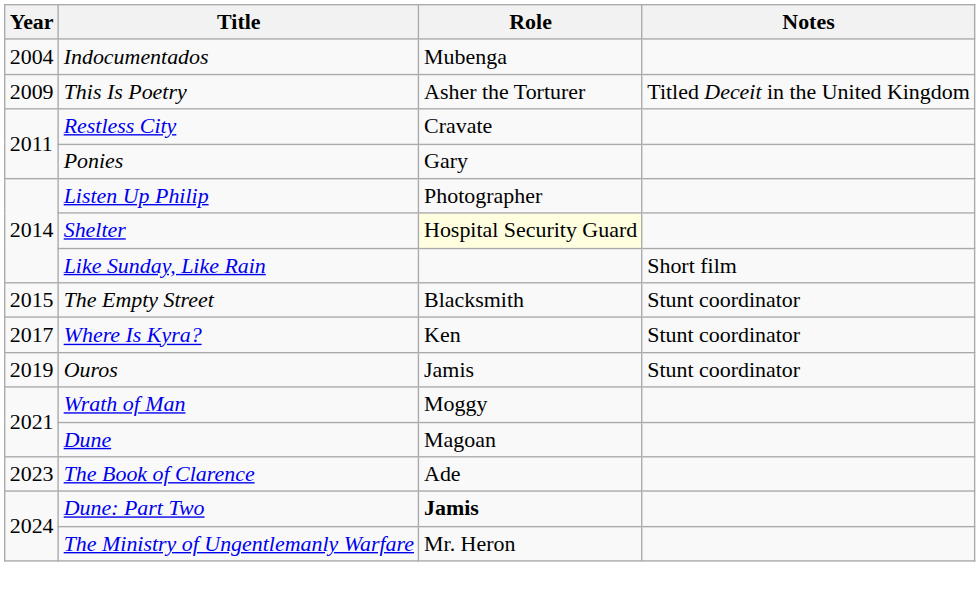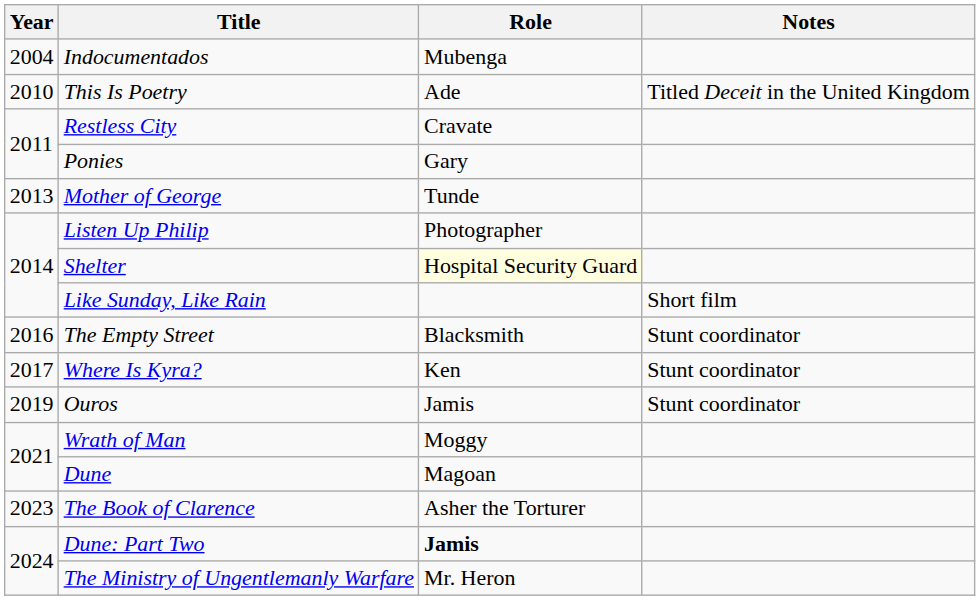(32, 91) 2009 -> (32, 91) 2010
(505, 91) Asher the Torturer -> (442, 91) Ade
+ row: (142, 195)
(32, 299) 2015 -> (32, 334) 2016
(442, 473) Ade -> (505, 508) Asher the Torturer
